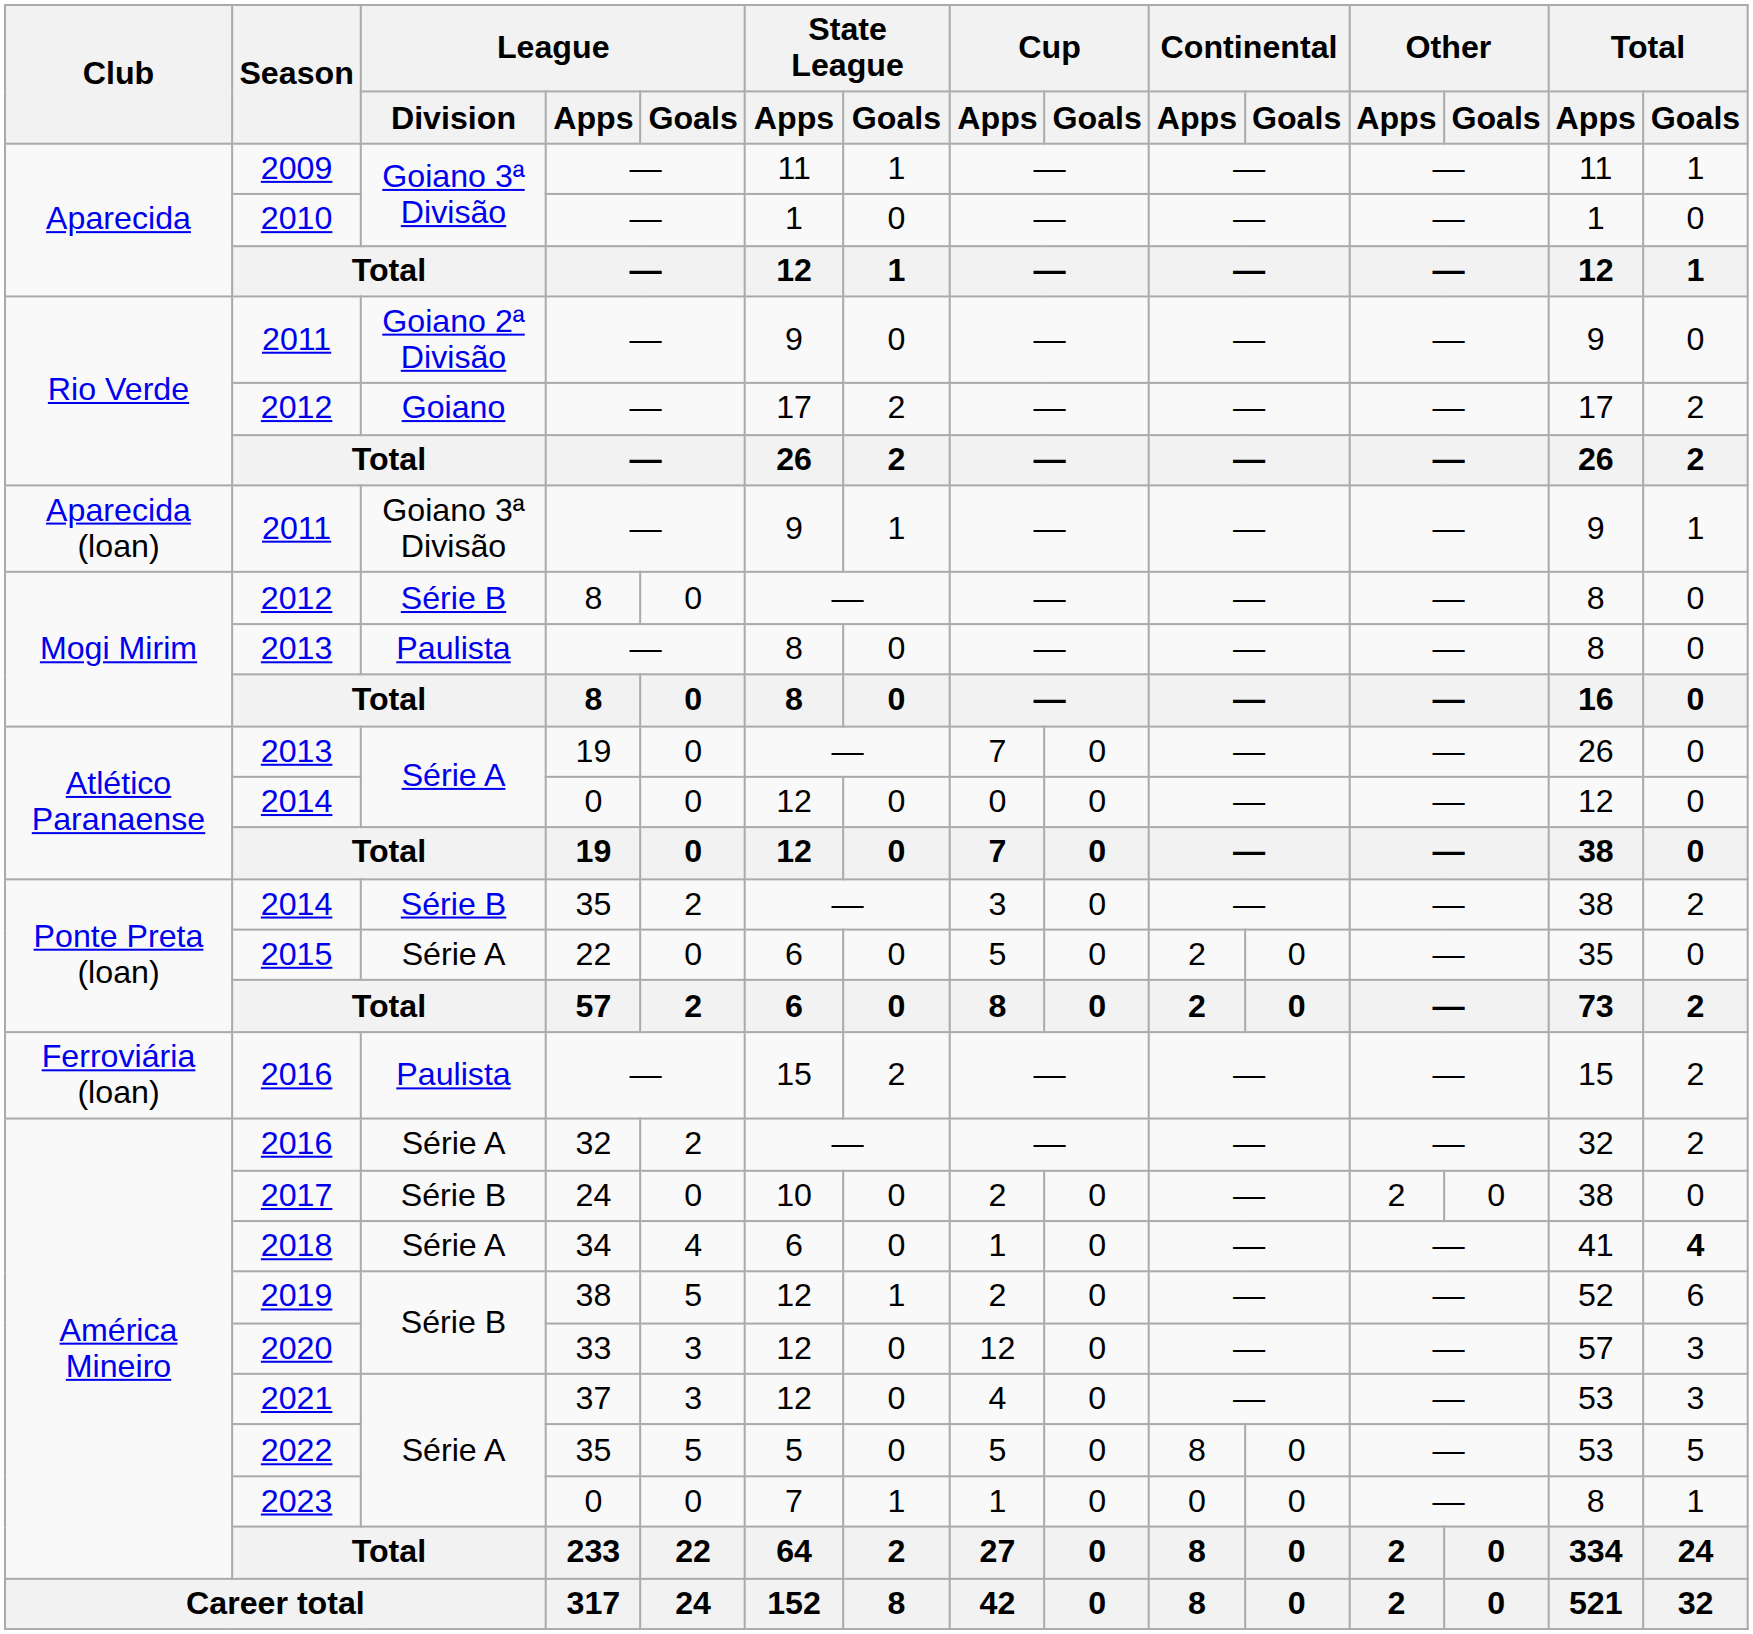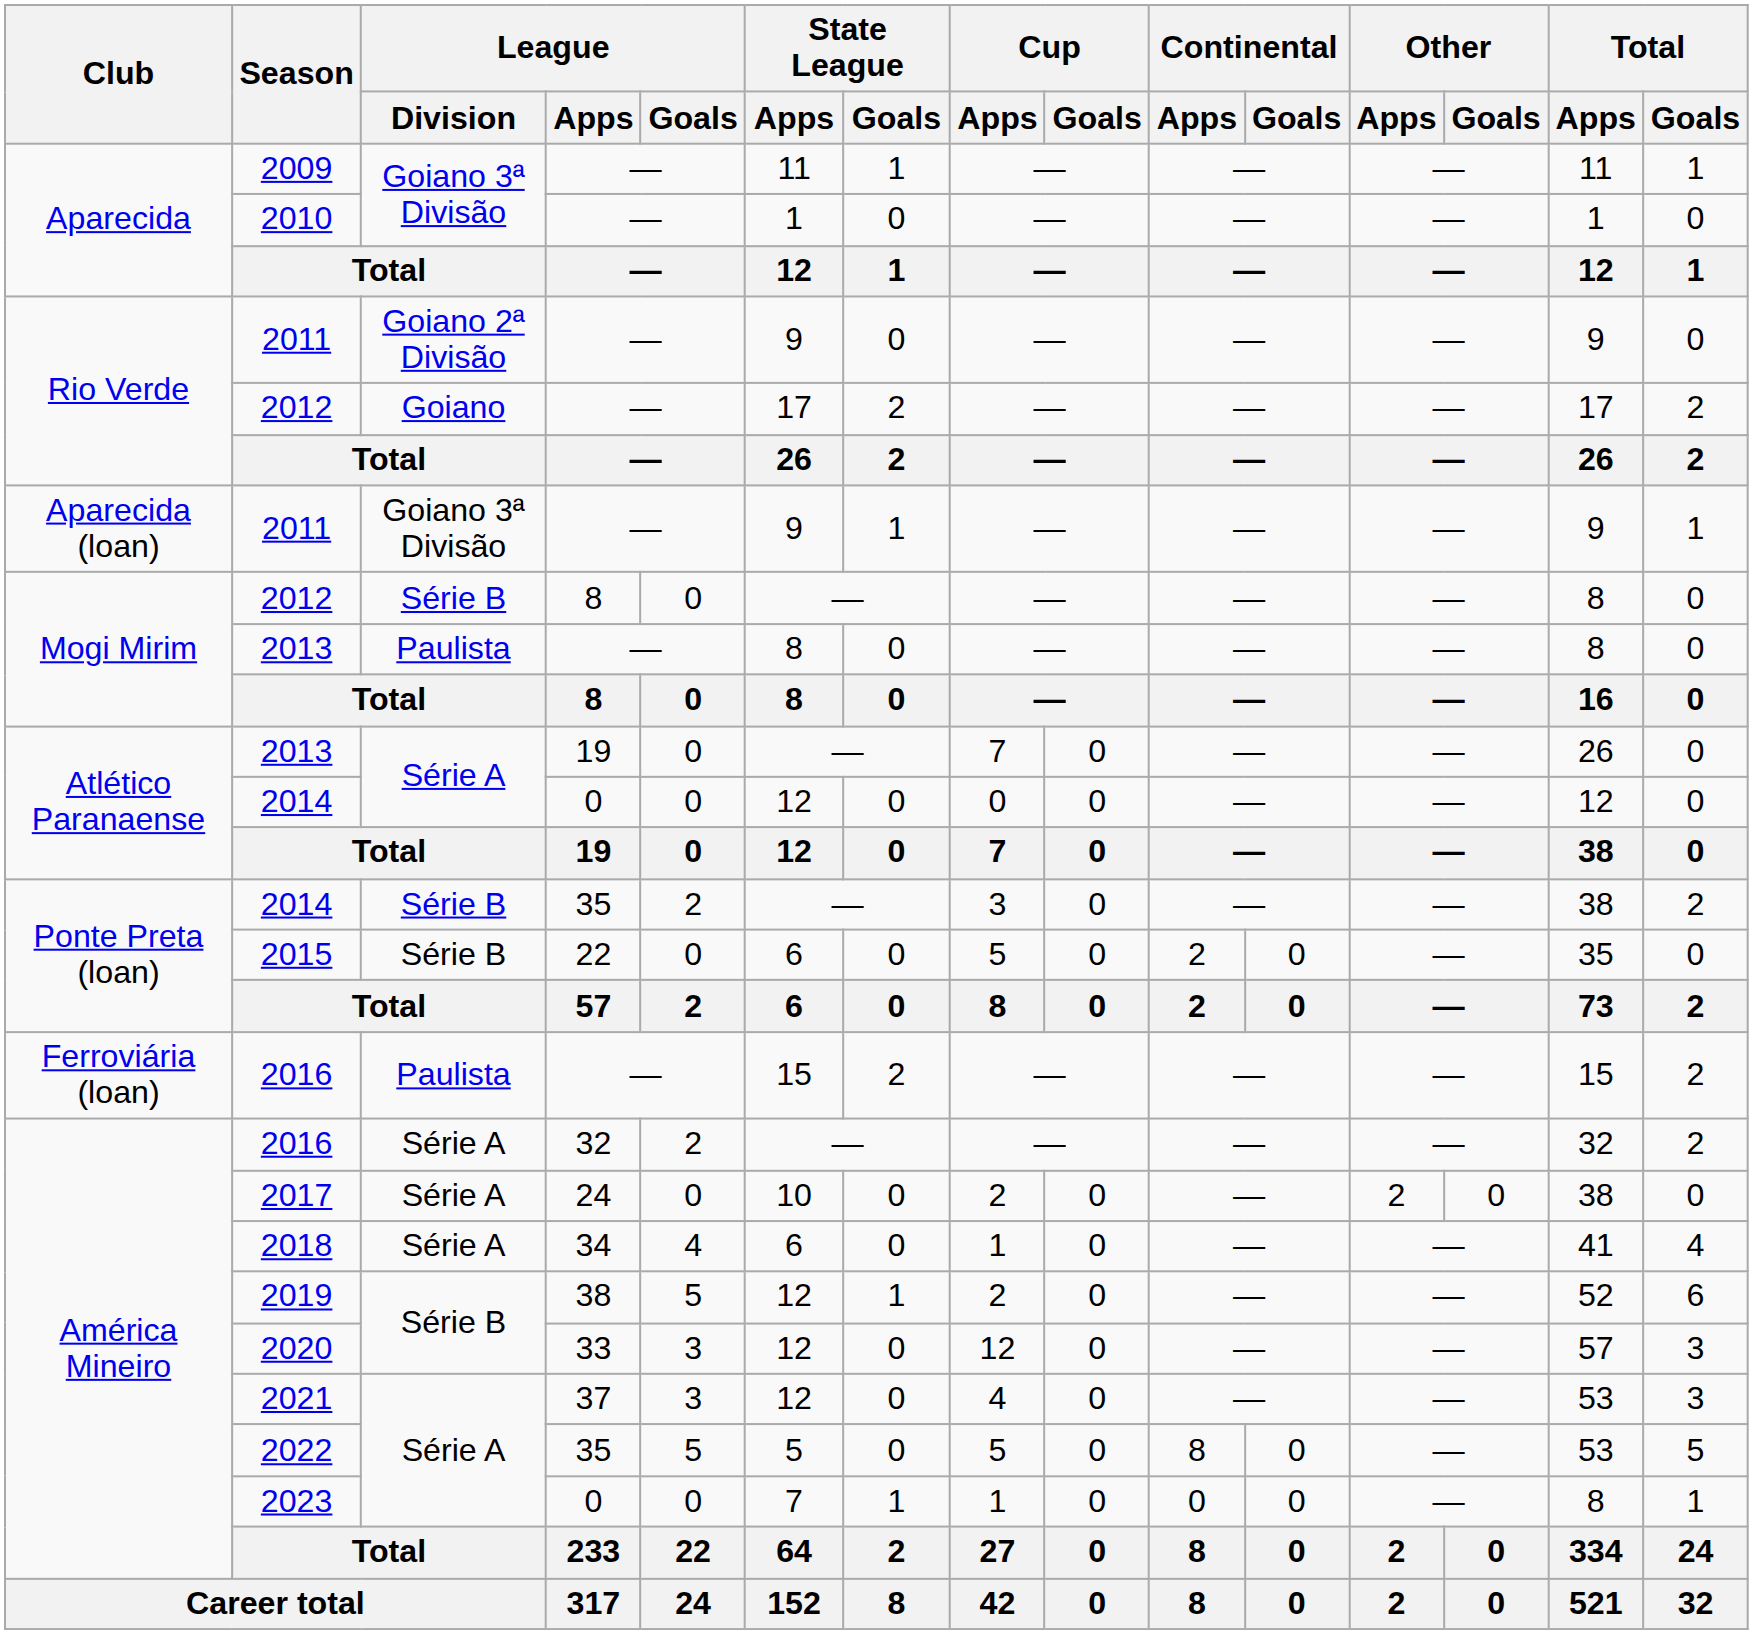(454, 954) Série A -> (454, 954) Série B
(454, 1194) Série B -> (454, 1194) Série A
(1696, 1245) bold -> (1696, 1245) normal
